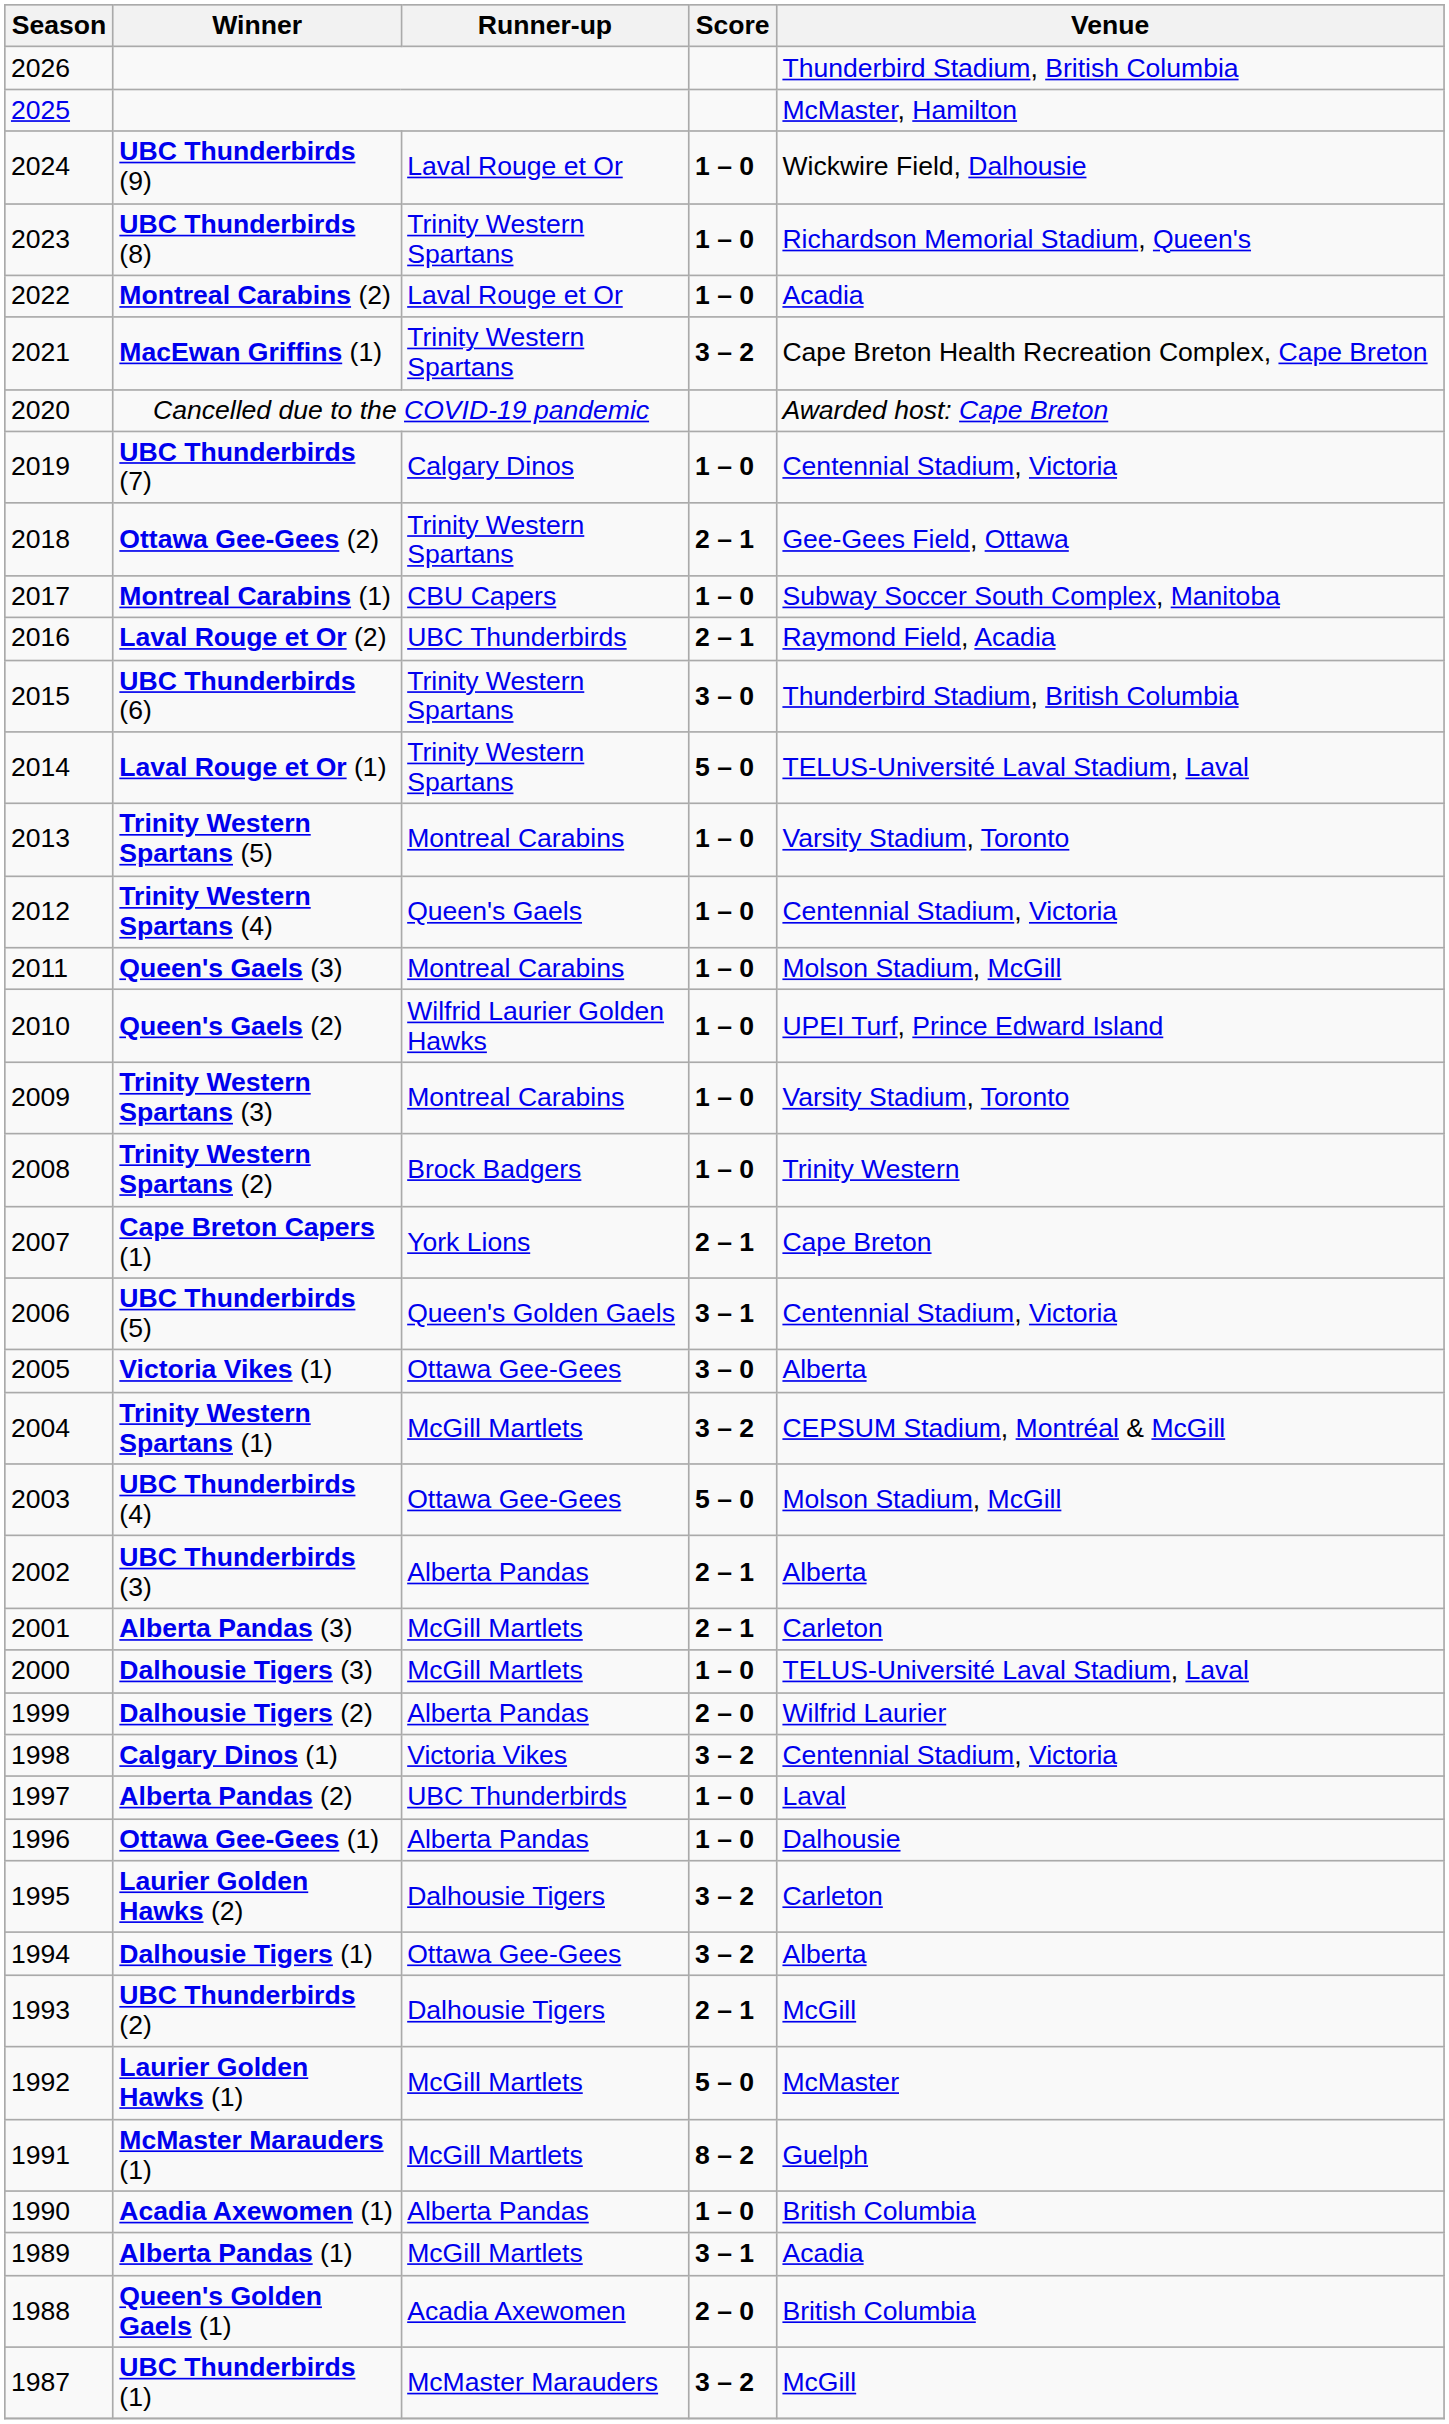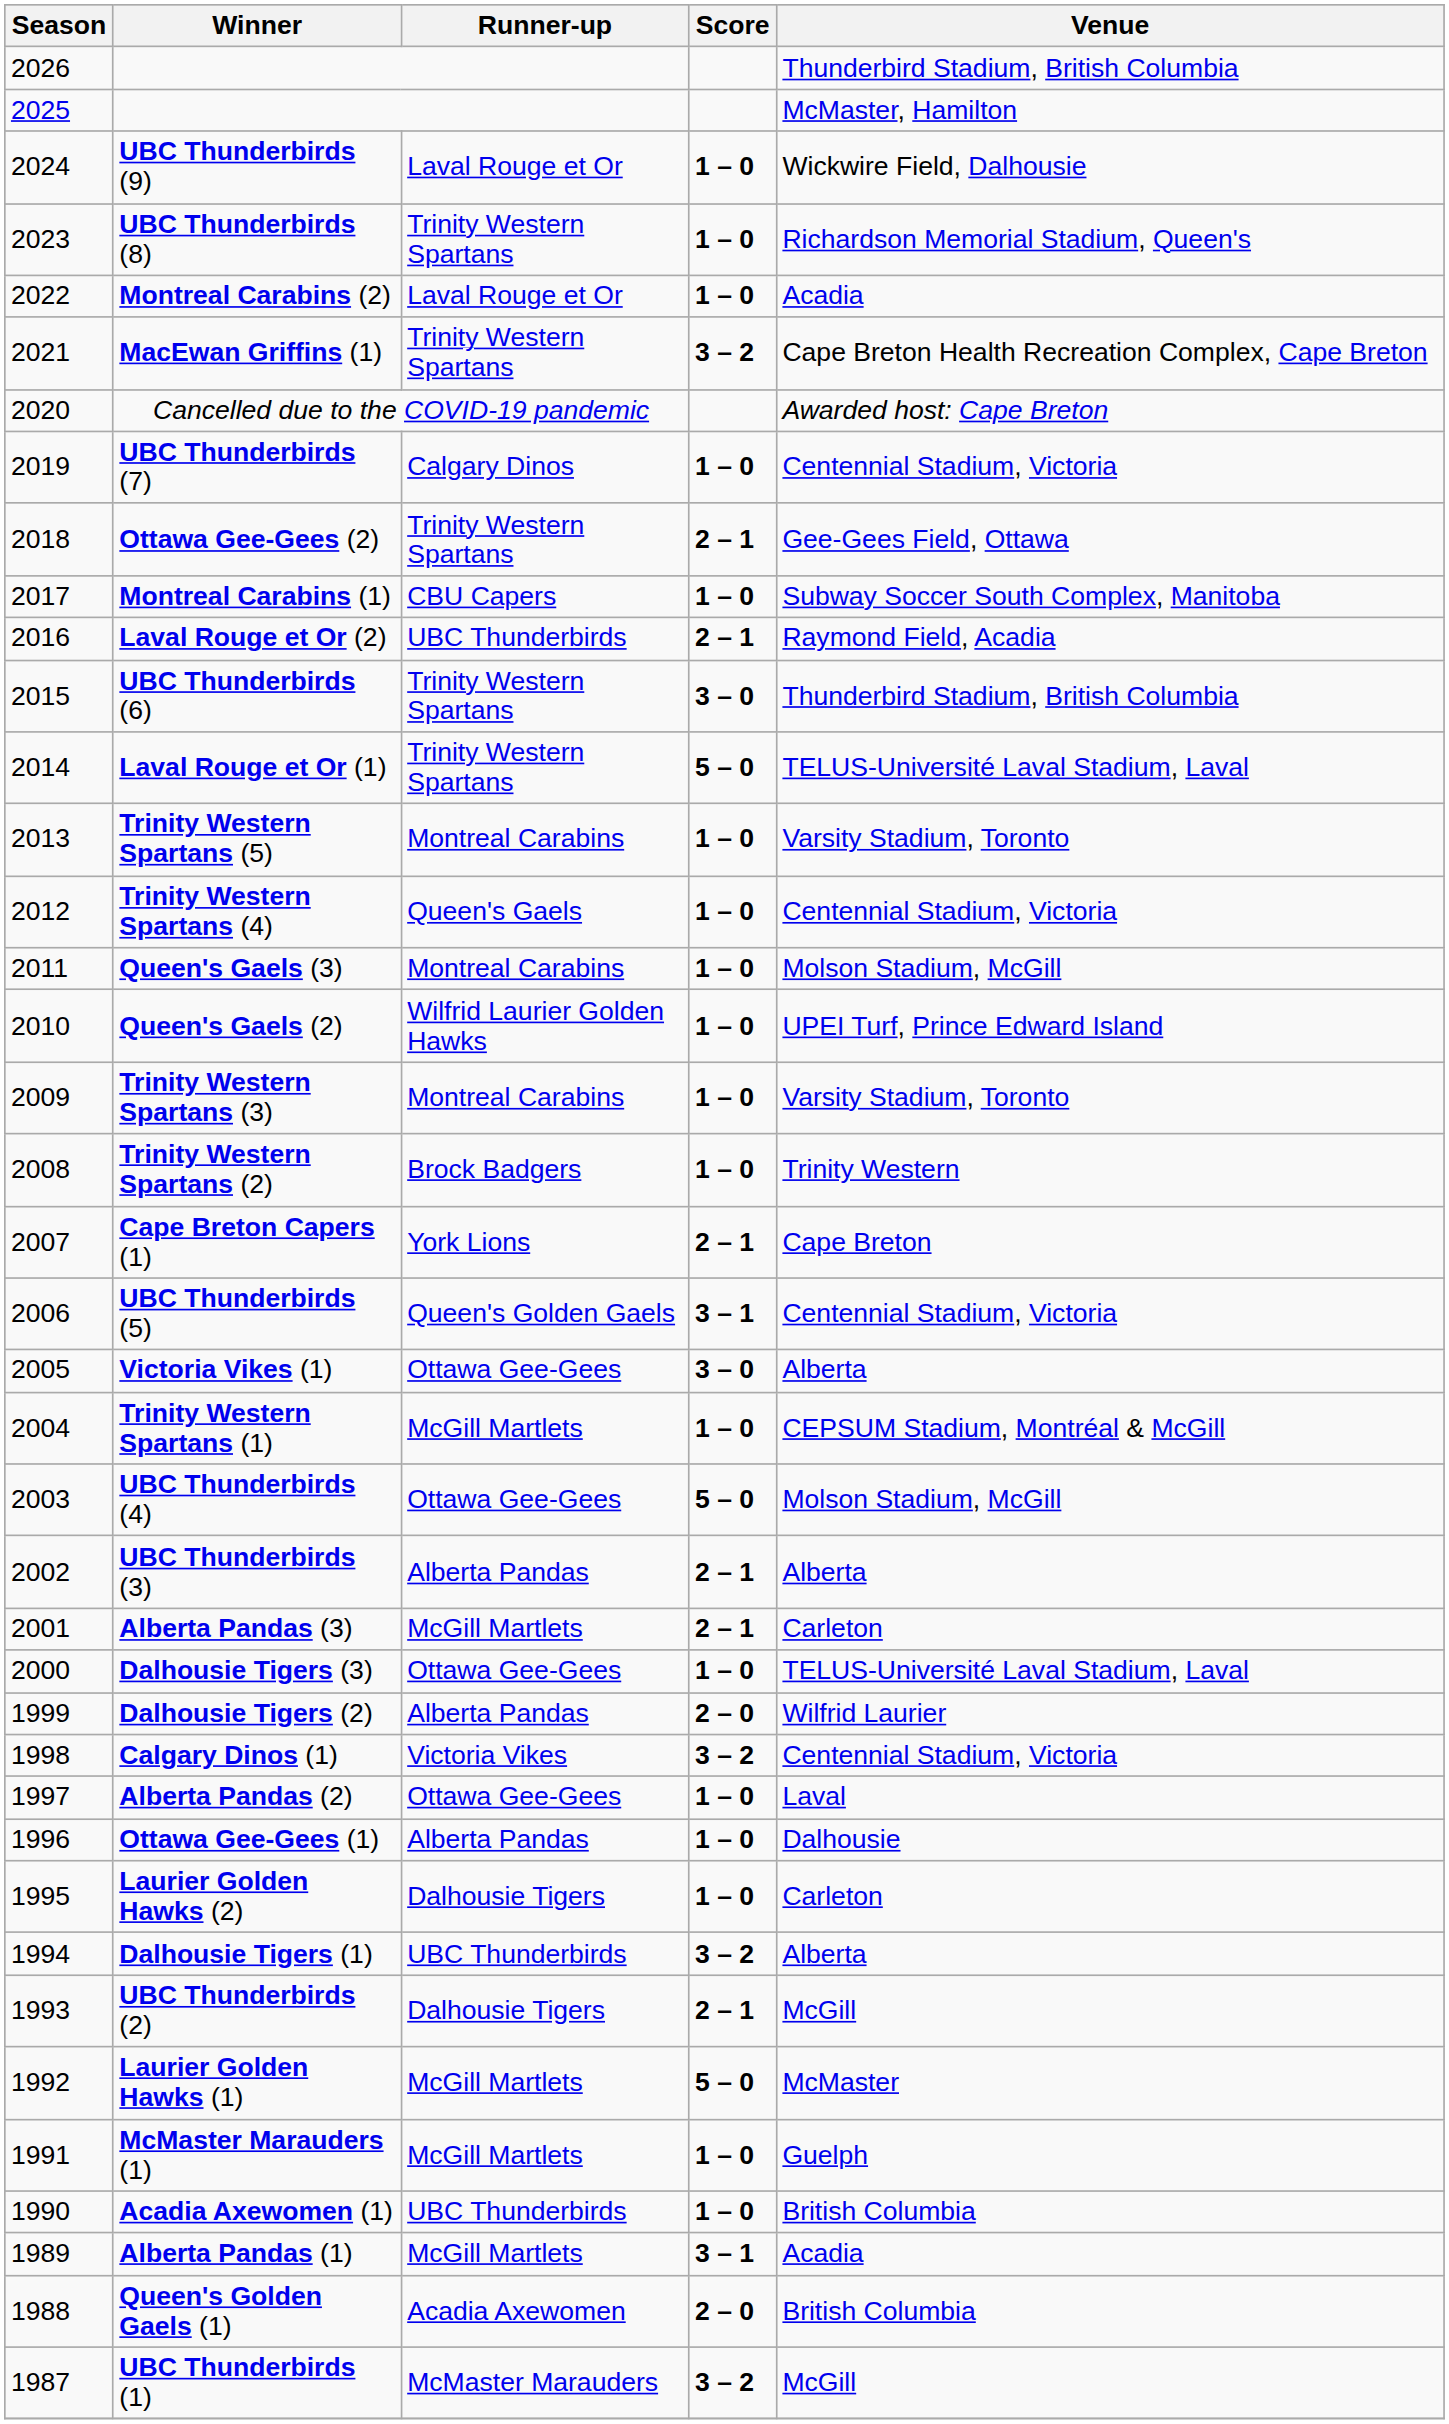(725, 1427) 3 – 2 -> (725, 1427) 1 – 0
(495, 1670) McGill Martlets -> (514, 1670) Ottawa Gee-Gees
(517, 1797) UBC Thunderbirds -> (514, 1797) Ottawa Gee-Gees
(725, 1896) 3 – 2 -> (725, 1896) 1 – 0
(514, 1953) Ottawa Gee-Gees -> (517, 1953) UBC Thunderbirds
(725, 2154) 8 – 2 -> (725, 2154) 1 – 0
(498, 2211) Alberta Pandas -> (517, 2211) UBC Thunderbirds
